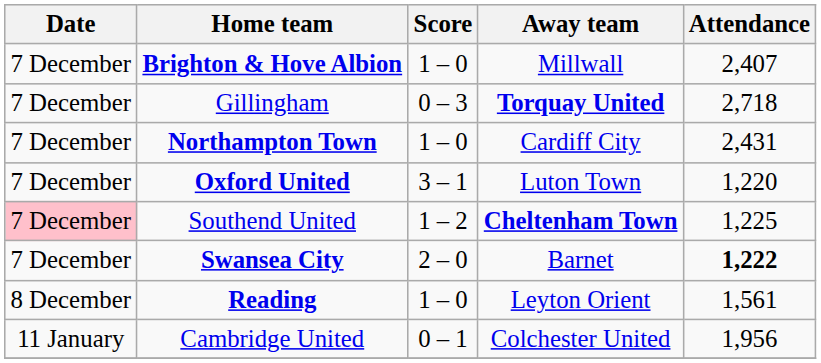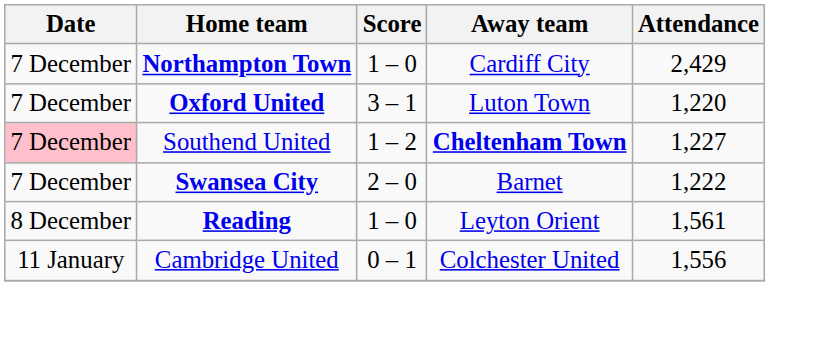- row: (272, 63)
- row: (272, 102)
(749, 142) 2,431 -> (699, 63) 2,429
(749, 220) 1,225 -> (699, 142) 1,227
(749, 260) bold -> (699, 181) normal
(749, 338) 1,956 -> (699, 260) 1,556
